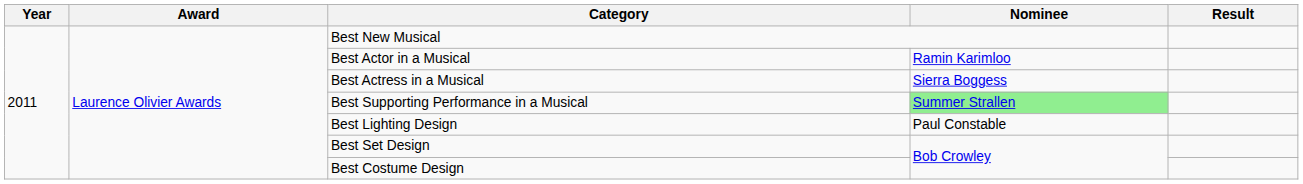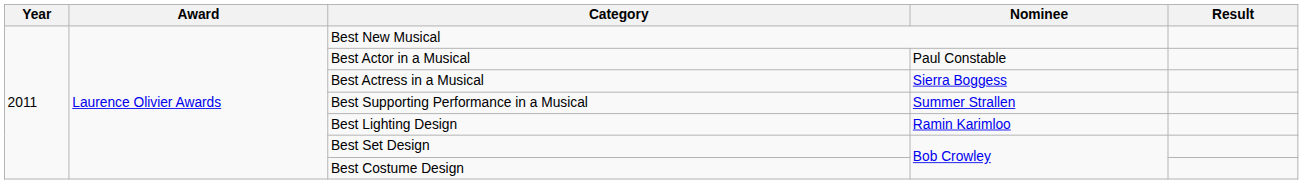(962, 59) Ramin Karimloo -> (960, 59) Paul Constable
(964, 102) lightgreen background -> (964, 102) no background
(960, 124) Paul Constable -> (962, 124) Ramin Karimloo
